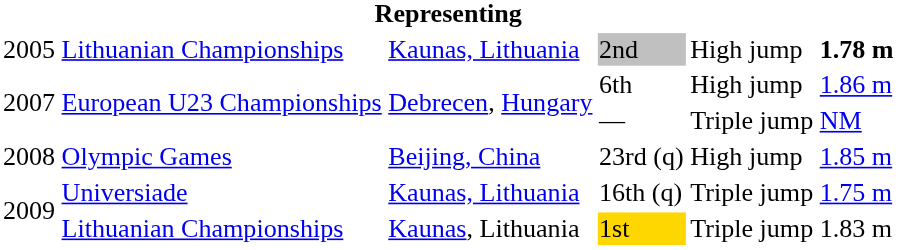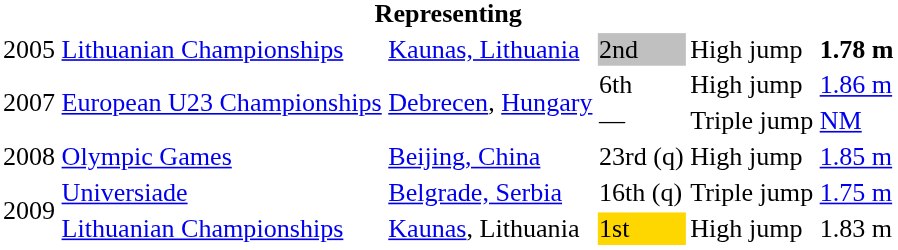(484, 192) Kaunas, Lithuania -> (475, 192) Belgrade, Serbia
(752, 228) Triple jump -> (746, 228) High jump
